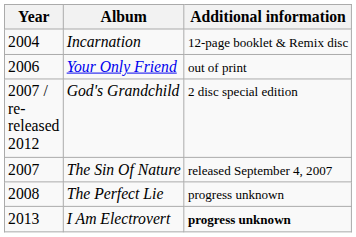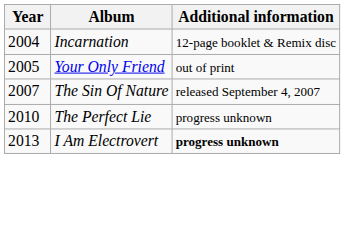(24, 66) 2006 -> (24, 66) 2005
- row: (123, 91)
(24, 194) 2008 -> (24, 116) 2010
